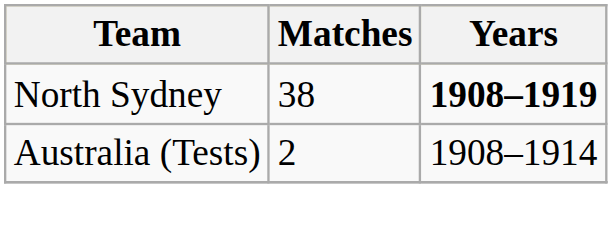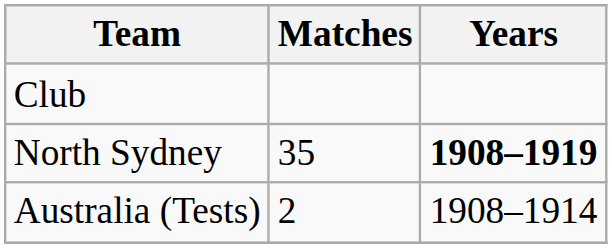+ row: (50, 93)
(296, 93) 38 -> (296, 152) 35
